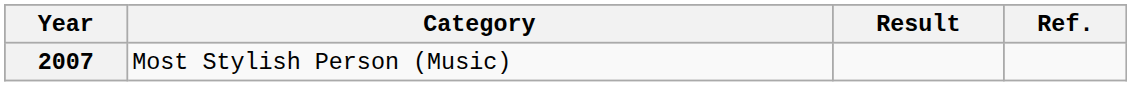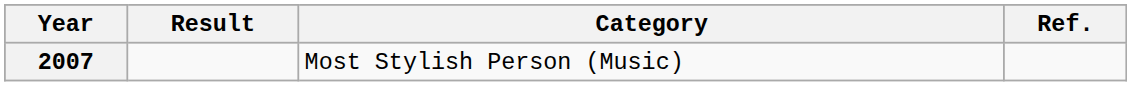columns swapped: (479, 24) <-> (918, 24)
